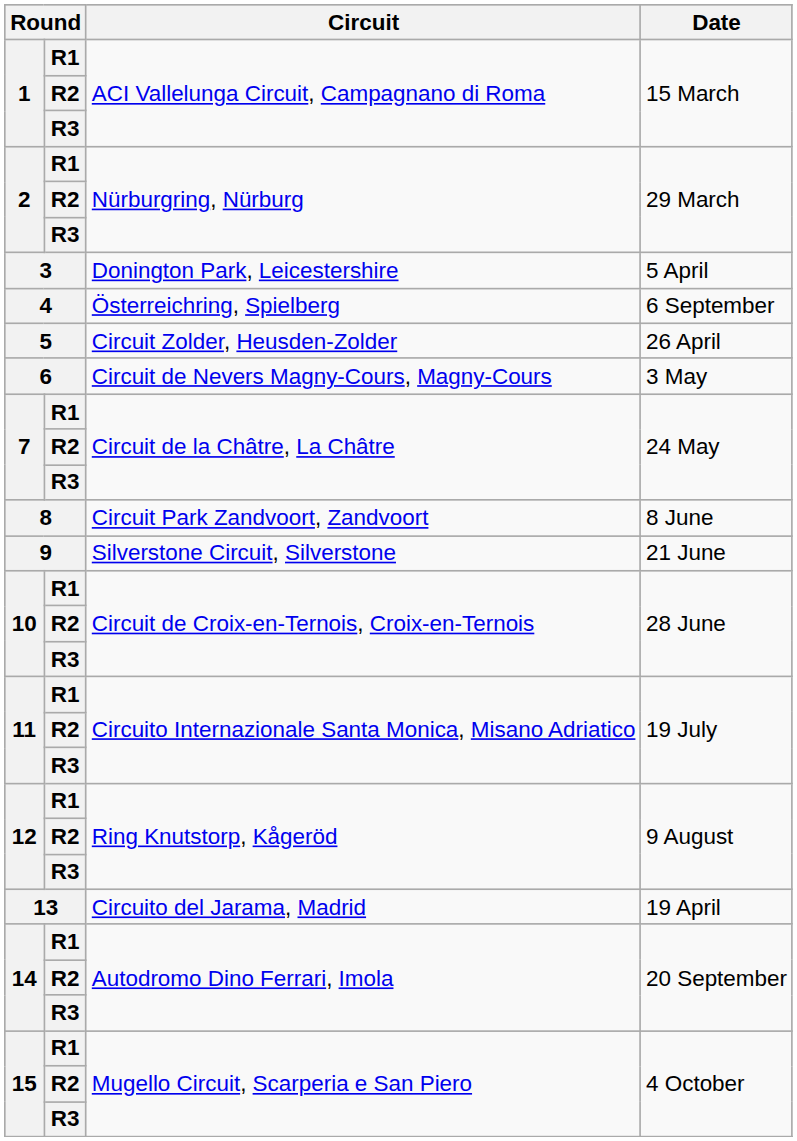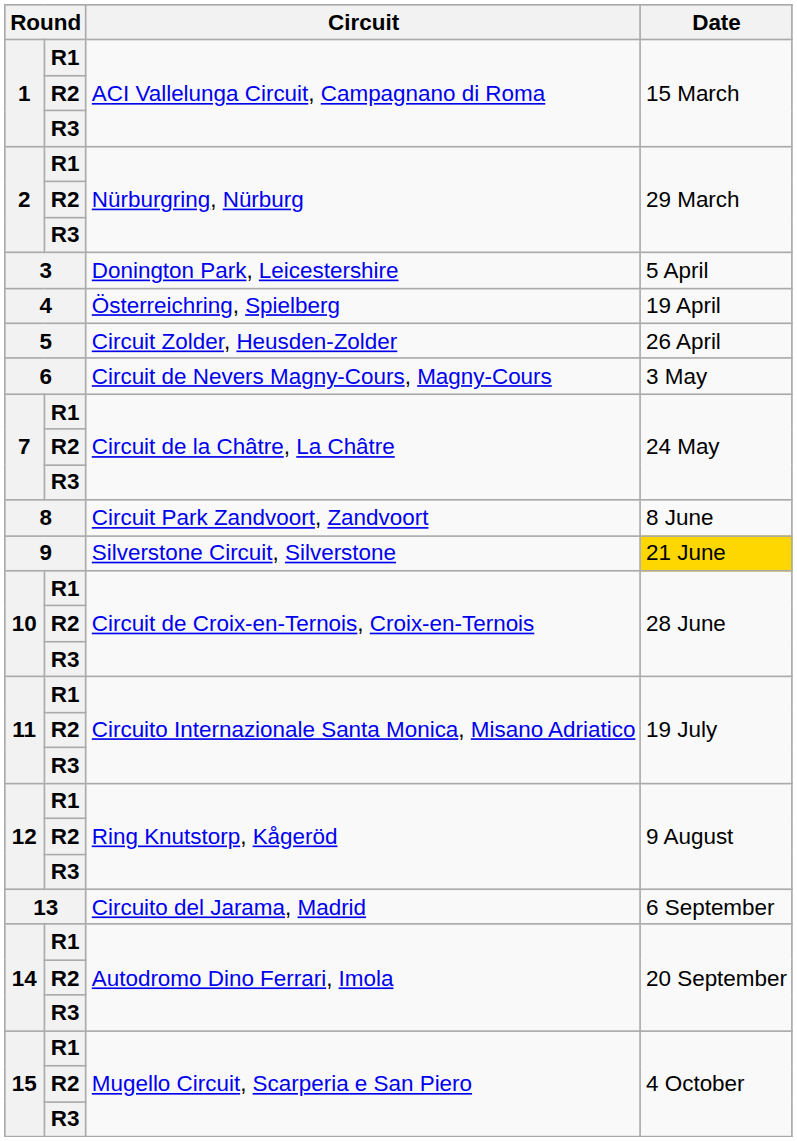(710, 305) 6 September -> (683, 305) 19 April
(686, 553) no background -> (686, 553) gold background
(683, 906) 19 April -> (710, 906) 6 September
